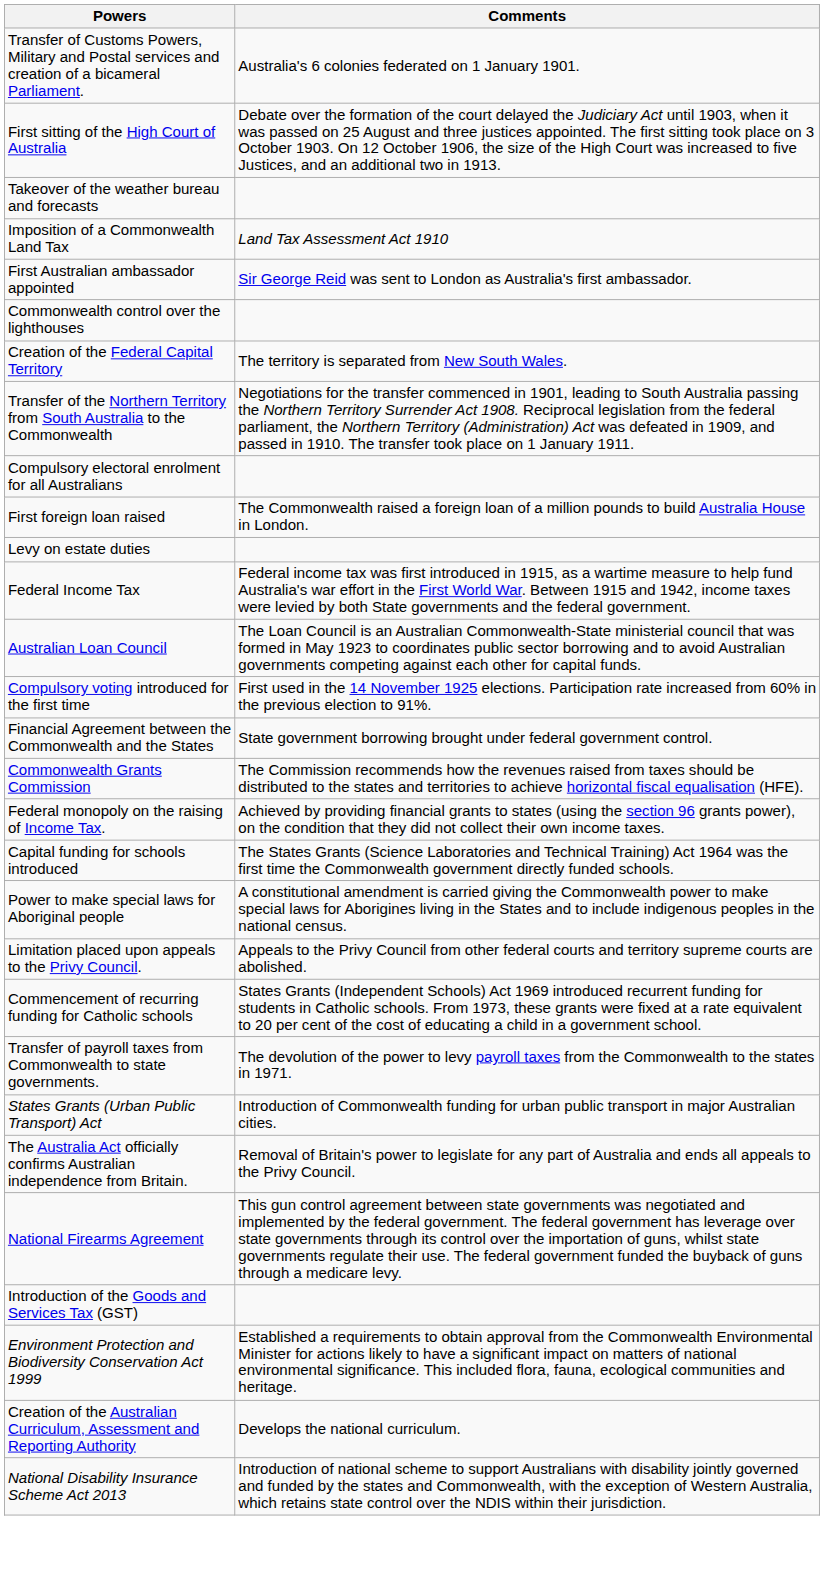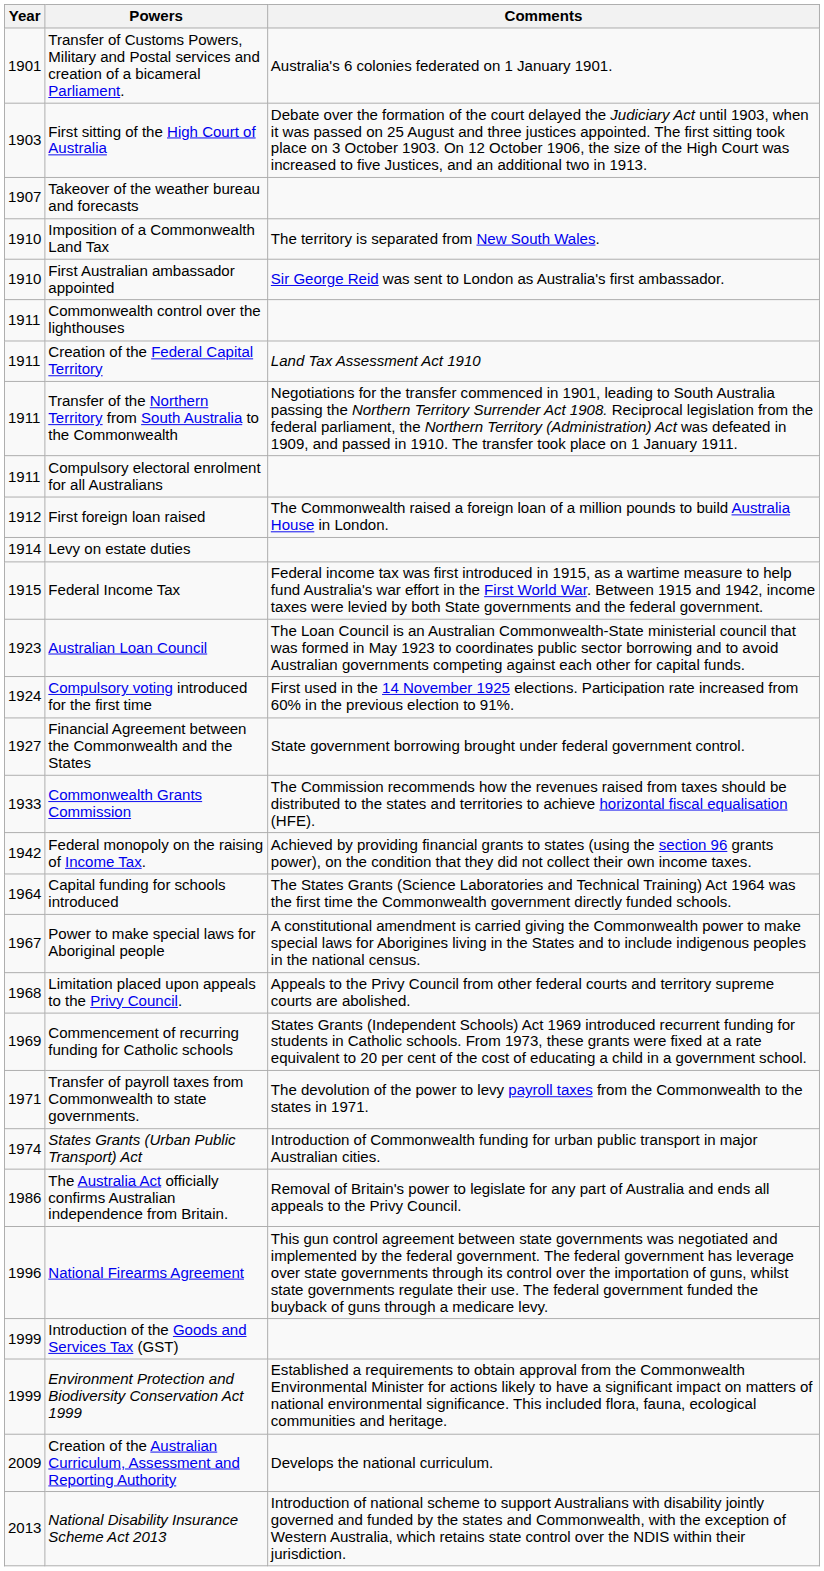+ column: (25, 16)
(343, 238) Land Tax Assessment Act 1910 -> (435, 238) The territory is separated from New South Wales.
(403, 361) The territory is separated from New South Wales. -> (376, 361) Land Tax Assessment Act 1910
